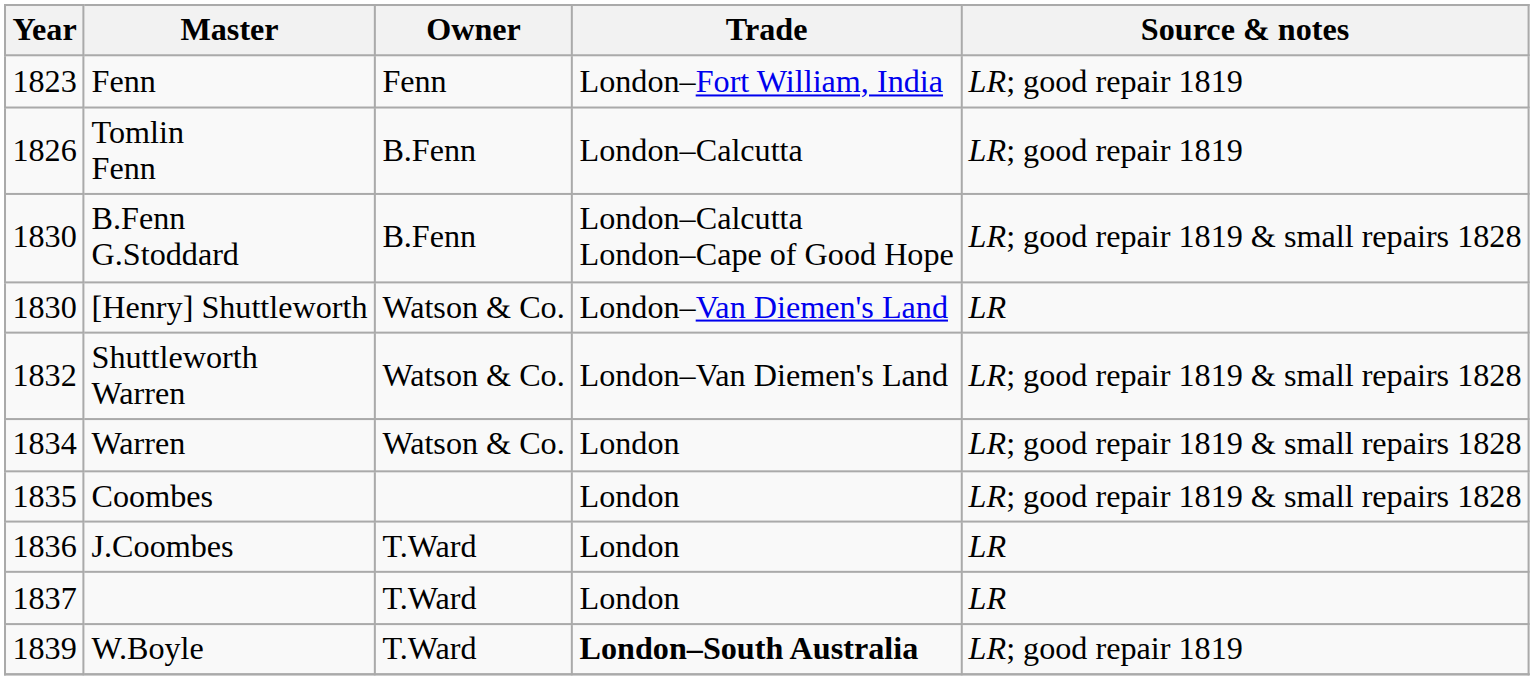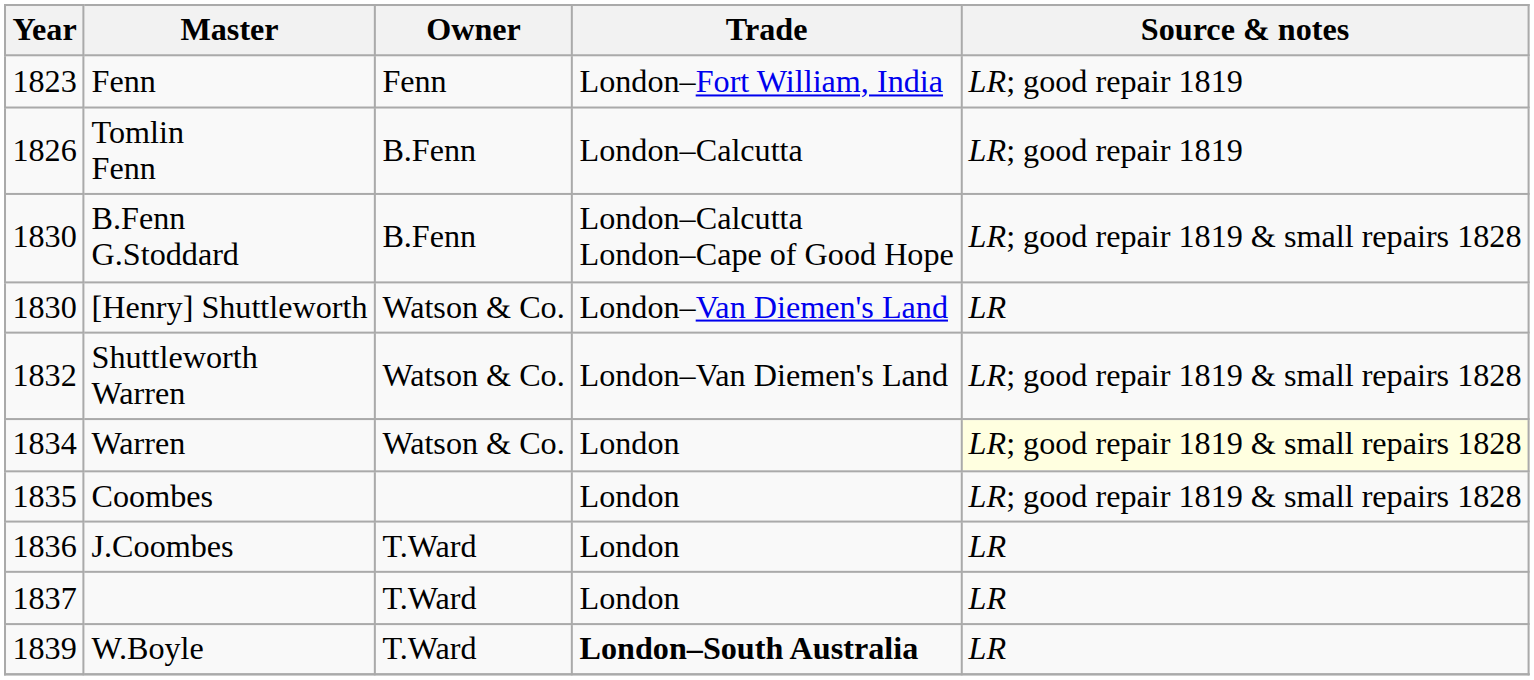(1245, 444) no background -> (1245, 444) lightyellow background
(1106, 648) LR; good repair 1819 -> (987, 648) LR
